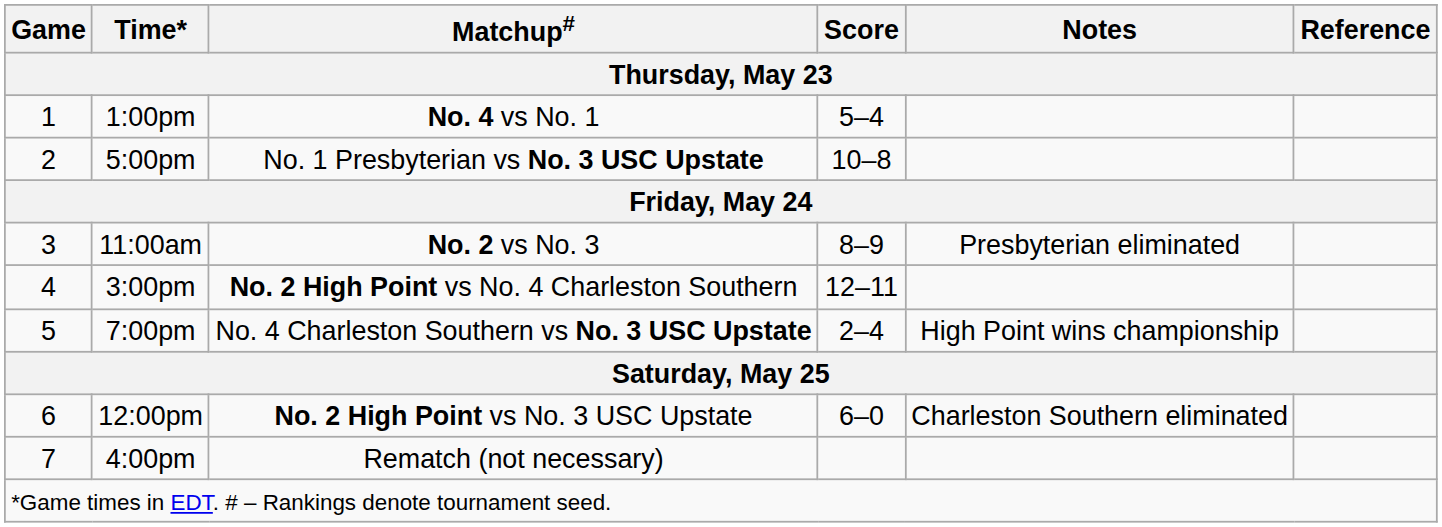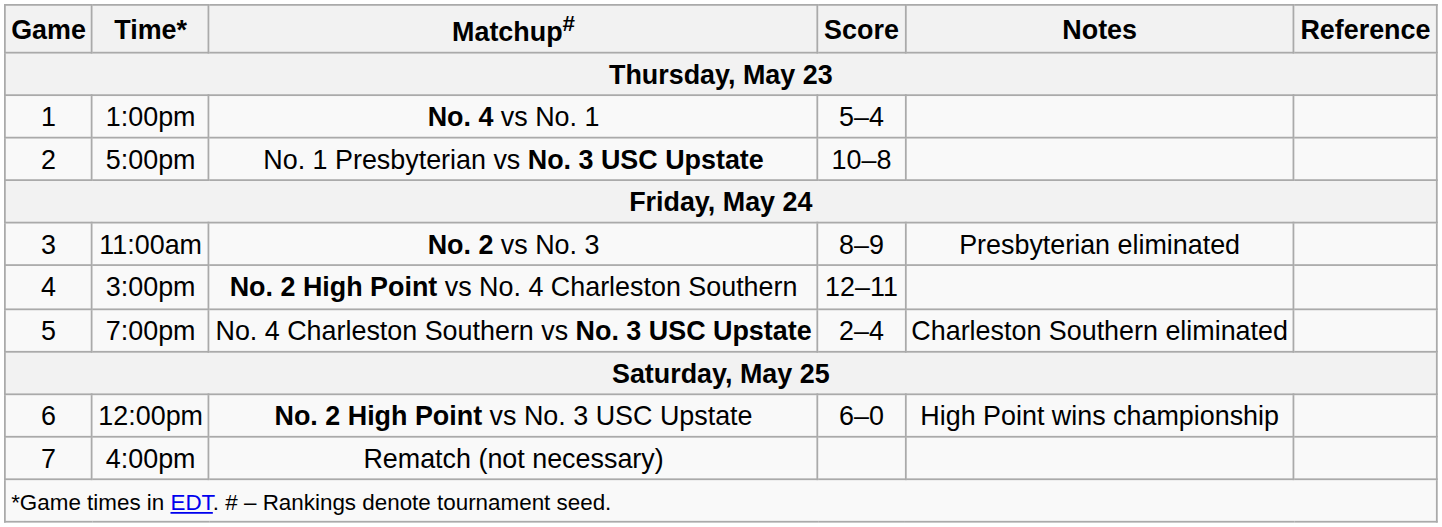(1100, 330) High Point wins championship -> (1100, 330) Charleston Southern eliminated
(1100, 415) Charleston Southern eliminated -> (1100, 415) High Point wins championship
